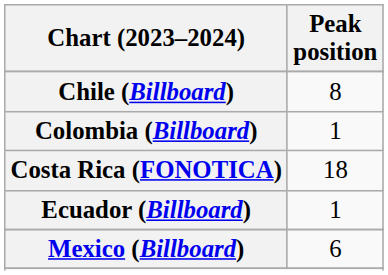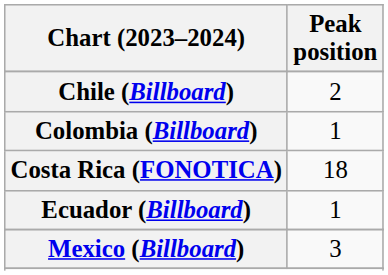(335, 91) 8 -> (335, 91) 2
(335, 248) 6 -> (335, 248) 3
